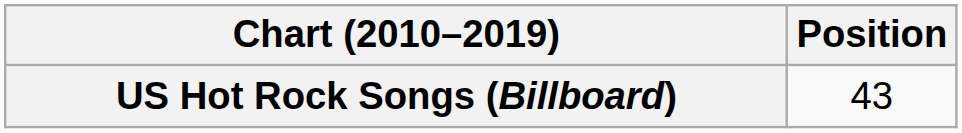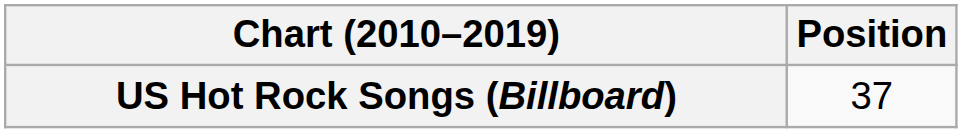(872, 95) 43 -> (872, 95) 37
